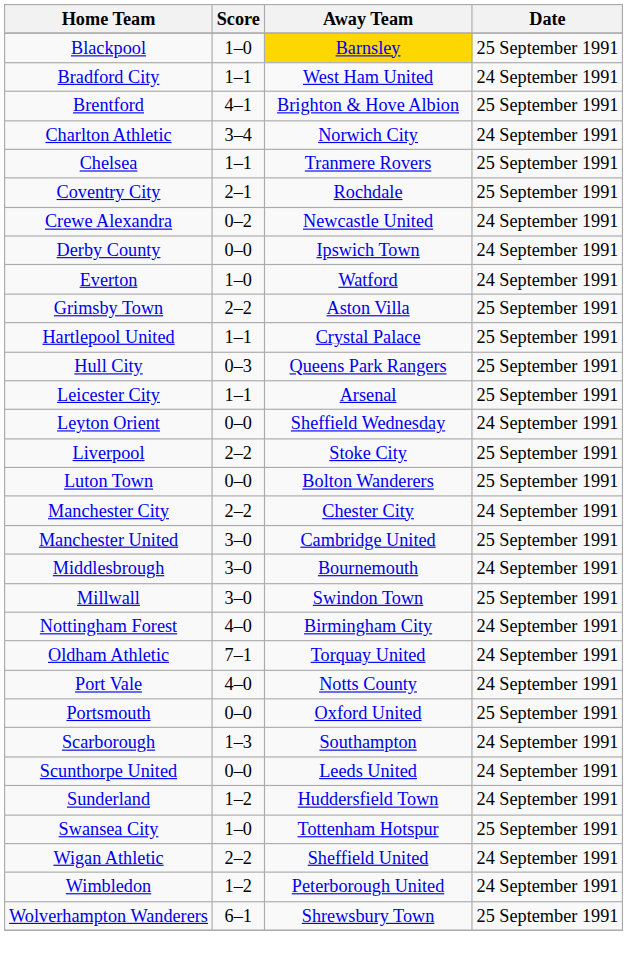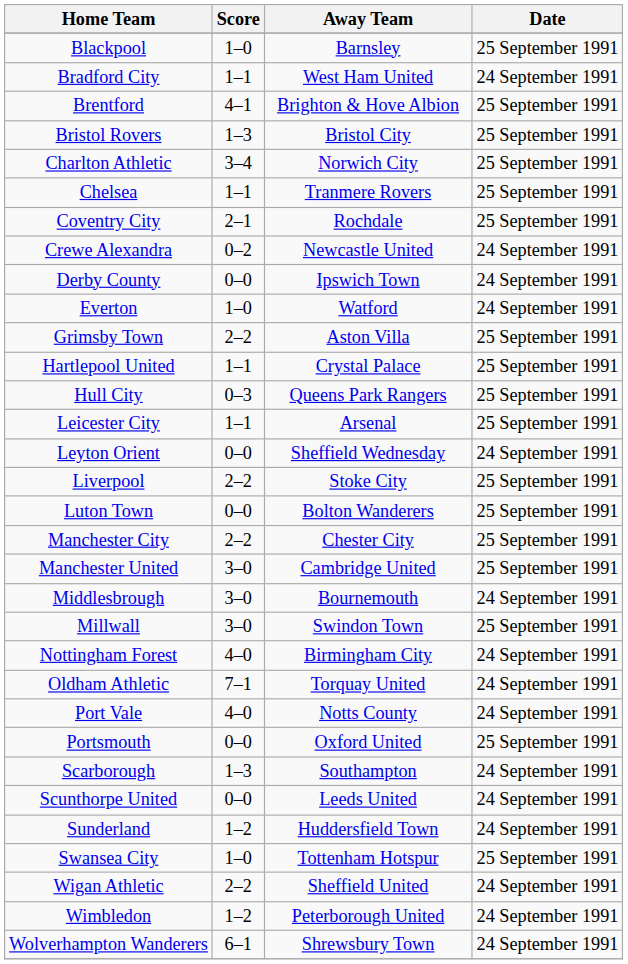(368, 47) gold background -> (368, 47) no background
+ row: (109, 134)
(547, 134) 24 September 1991 -> (547, 163) 25 September 1991
(547, 510) 24 September 1991 -> (547, 539) 25 September 1991
(547, 915) 25 September 1991 -> (547, 944) 24 September 1991
